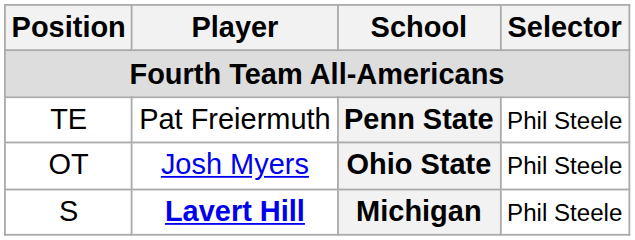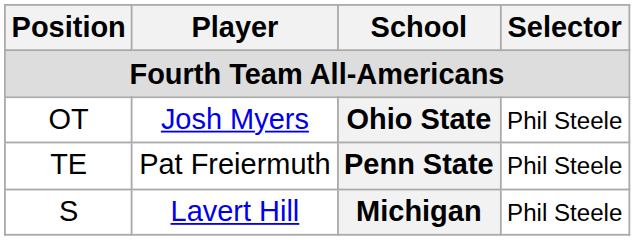rows swapped: (69, 119) <-> (69, 165)
(235, 211) bold -> (235, 211) normal
